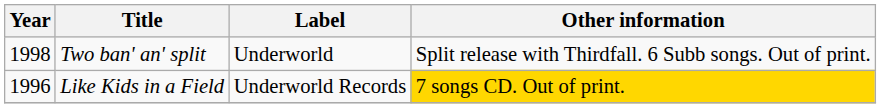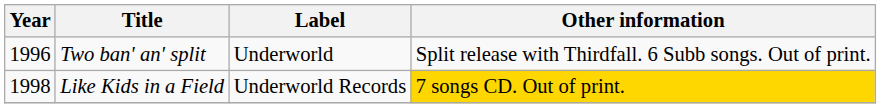(30, 53) 1998 -> (30, 53) 1996
(30, 86) 1996 -> (30, 86) 1998
